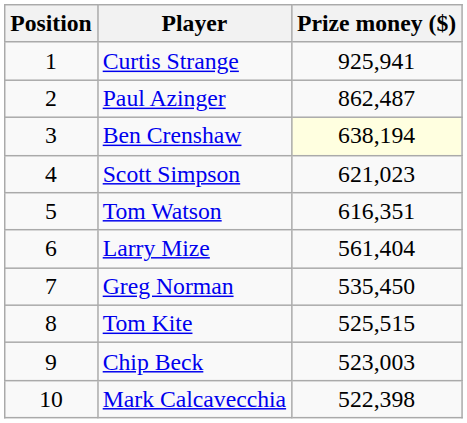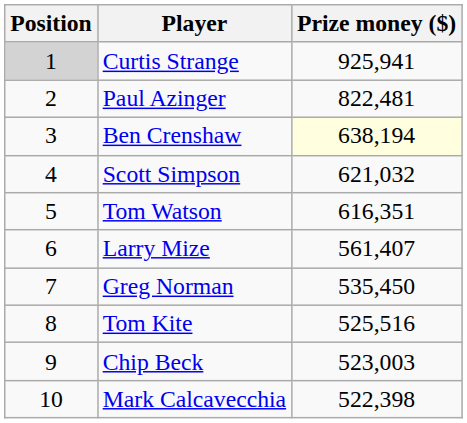(51, 60) no background -> (51, 60) lightgrey background
(377, 98) 862,487 -> (377, 98) 822,481
(377, 173) 621,023 -> (377, 173) 621,032
(377, 248) 561,404 -> (377, 248) 561,407
(377, 323) 525,515 -> (377, 323) 525,516
